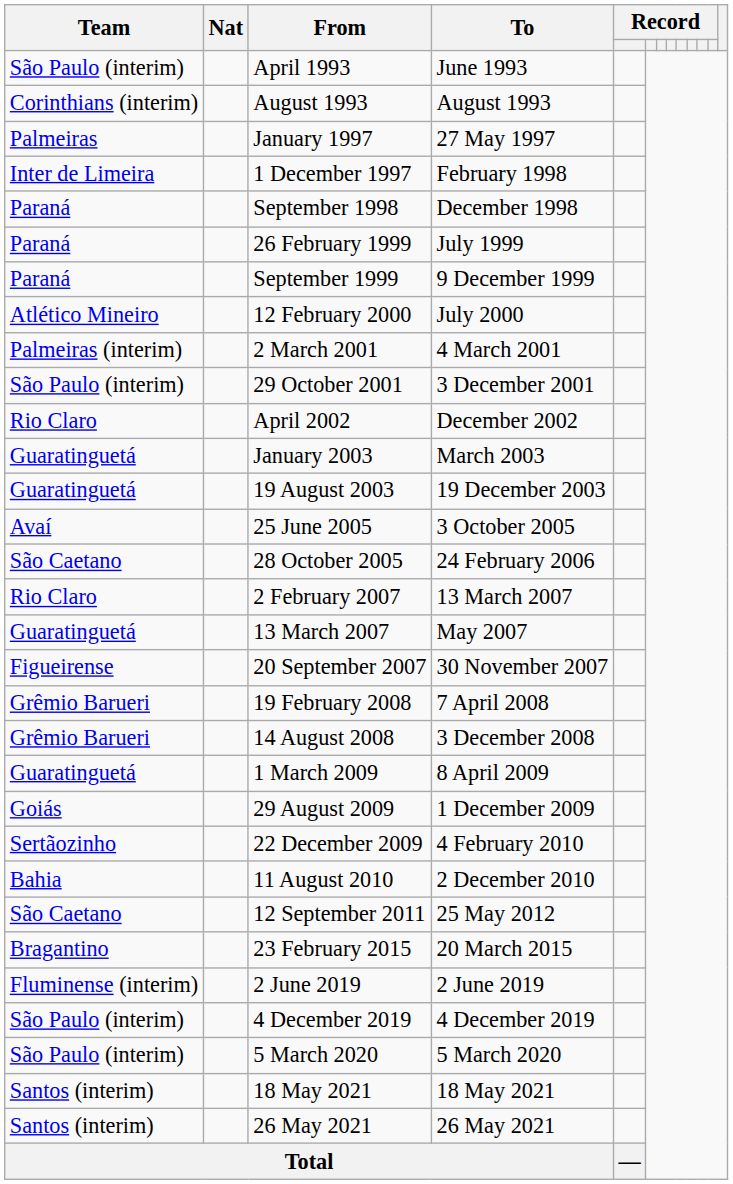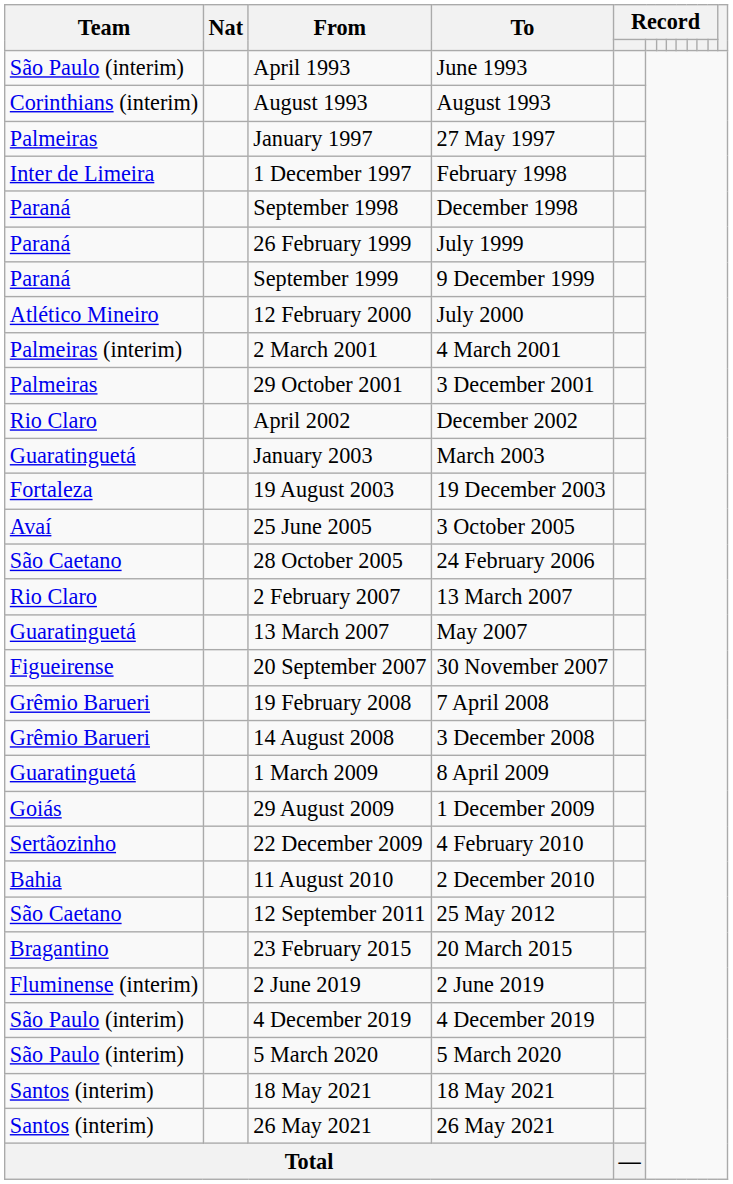(97, 385) São Paulo (interim) -> (54, 385) Palmeiras
(73, 490) Guaratinguetá -> (51, 490) Fortaleza
